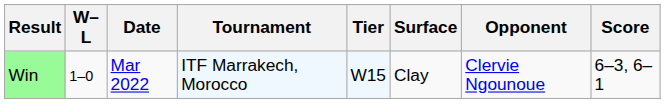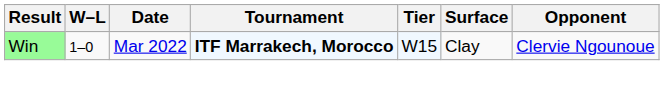- column: (625, 27)
(240, 74) normal -> (294, 45) bold
